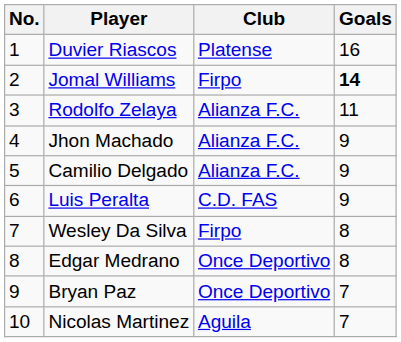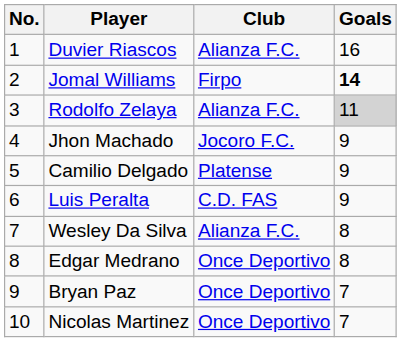(235, 49) Platense -> (249, 49) Alianza F.C.
(349, 110) no background -> (349, 110) lightgrey background
(249, 140) Alianza F.C. -> (246, 140) Jocoro F.C.
(249, 170) Alianza F.C. -> (235, 170) Platense
(220, 230) Firpo -> (249, 230) Alianza F.C.
(224, 321) Aguila -> (264, 321) Once Deportivo
